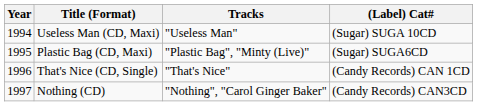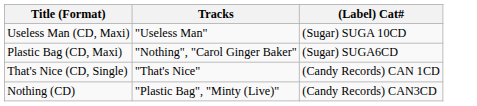- column: (19, 14)
(237, 52) "Plastic Bag", "Minty (Live)" -> (216, 52) "Nothing", "Carol Ginger Baker"
(246, 91) "Nothing", "Carol Ginger Baker" -> (207, 91) "Plastic Bag", "Minty (Live)"
